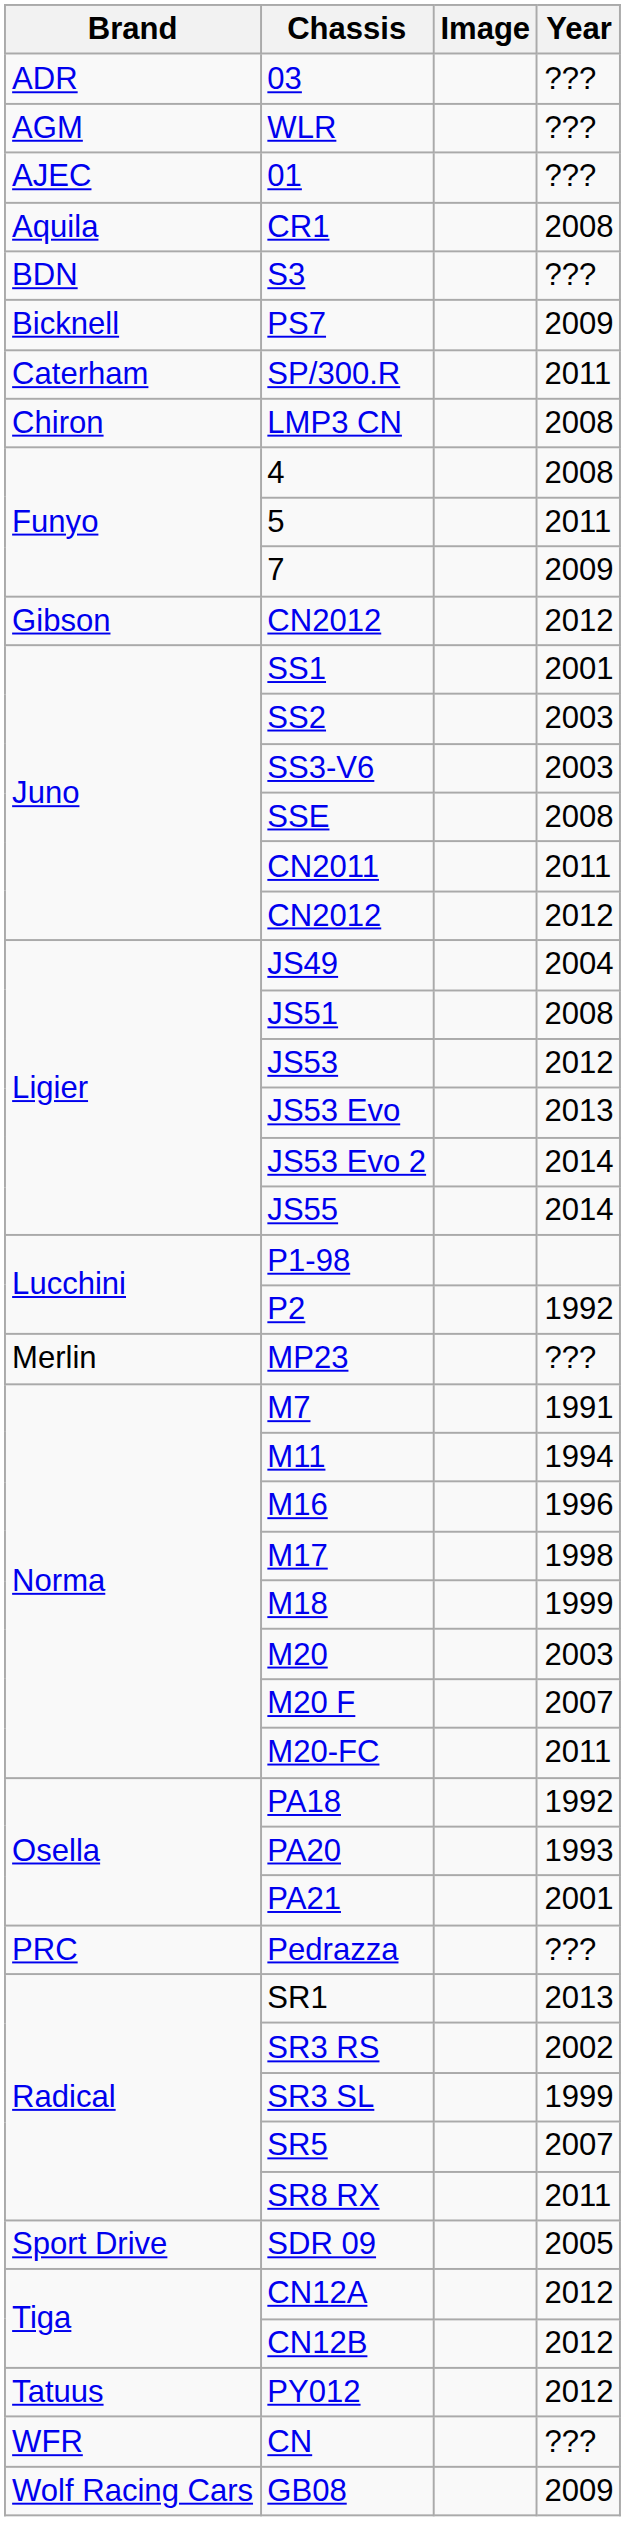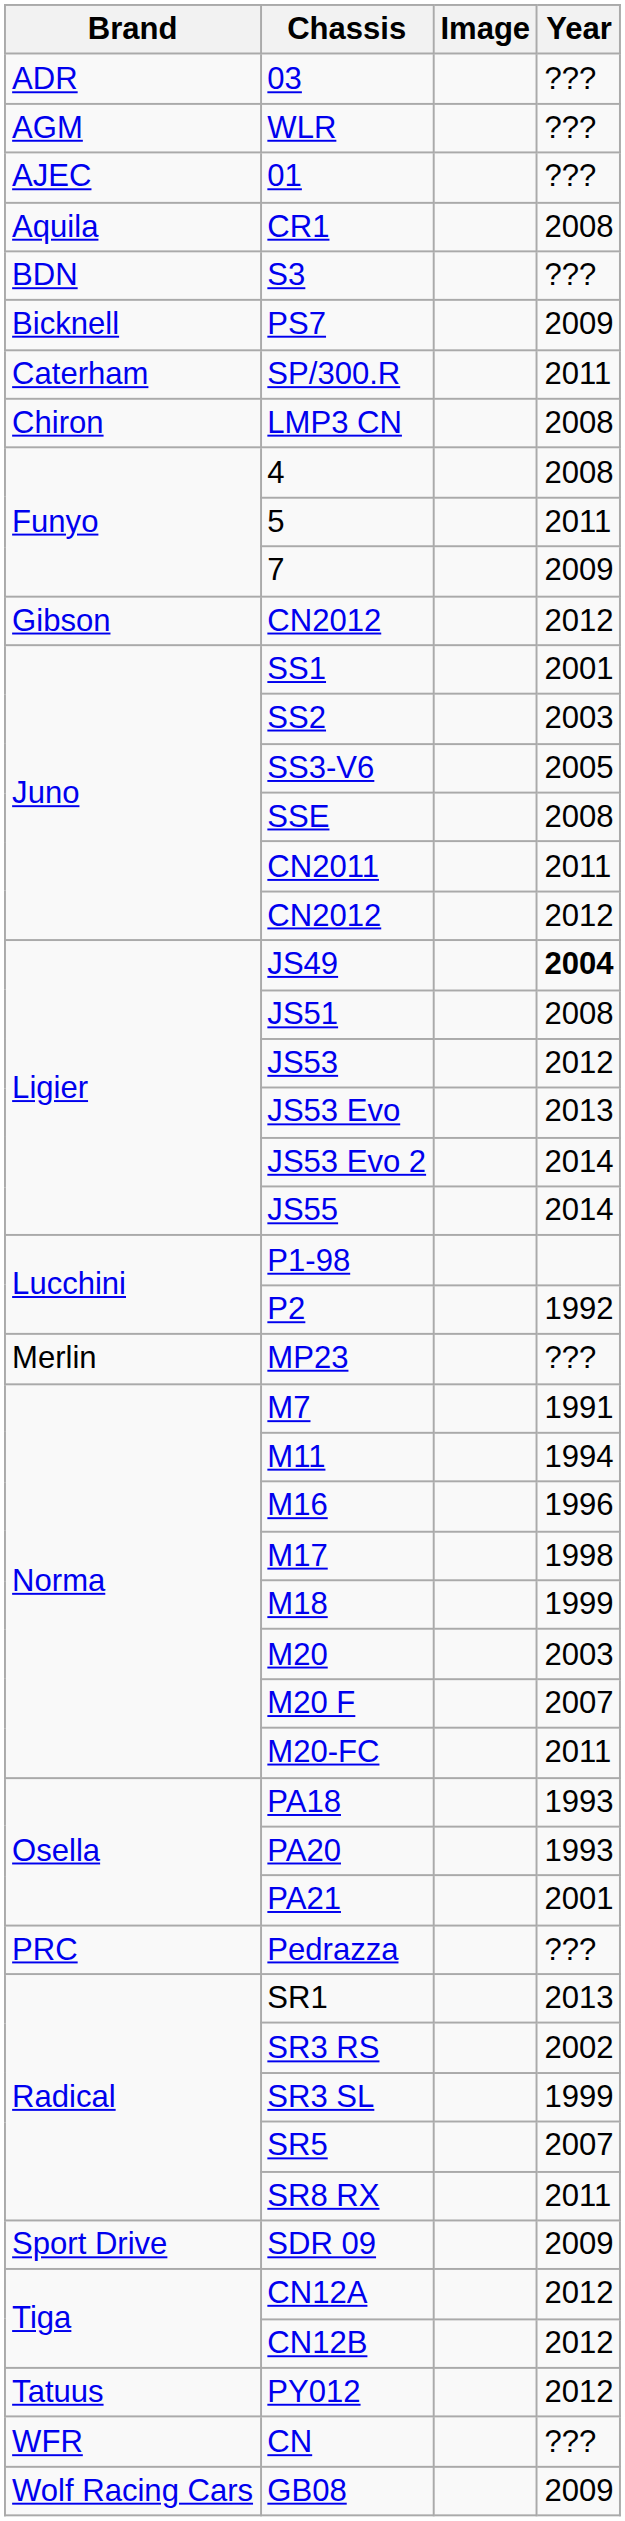(579, 767) 2003 -> (579, 767) 2005
(579, 964) normal -> (579, 964) bold
(579, 1801) 1992 -> (579, 1801) 1993
(579, 2244) 2005 -> (579, 2244) 2009
